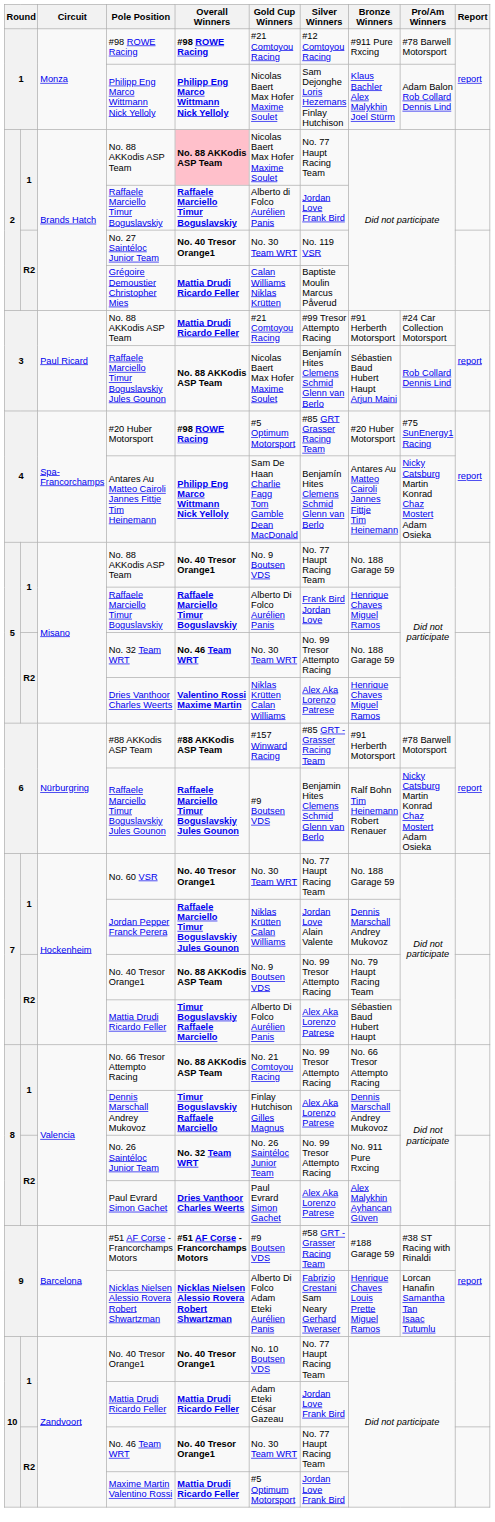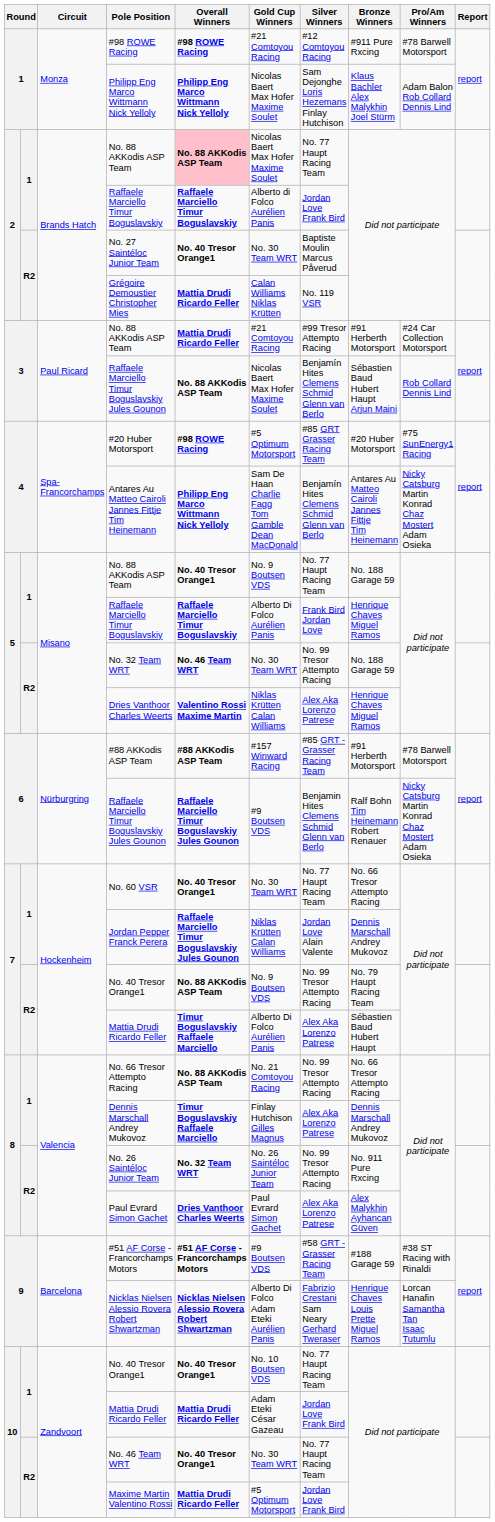(318, 247) No. 119 VSR -> (319, 252) Baptiste Moulin Marcus Påverud
(319, 287) Baptiste Moulin Marcus Påverud -> (318, 298) No. 119 VSR
(373, 876) No. 188 Garage 59 -> (369, 886) No. 66 Tresor Attempto Racing
